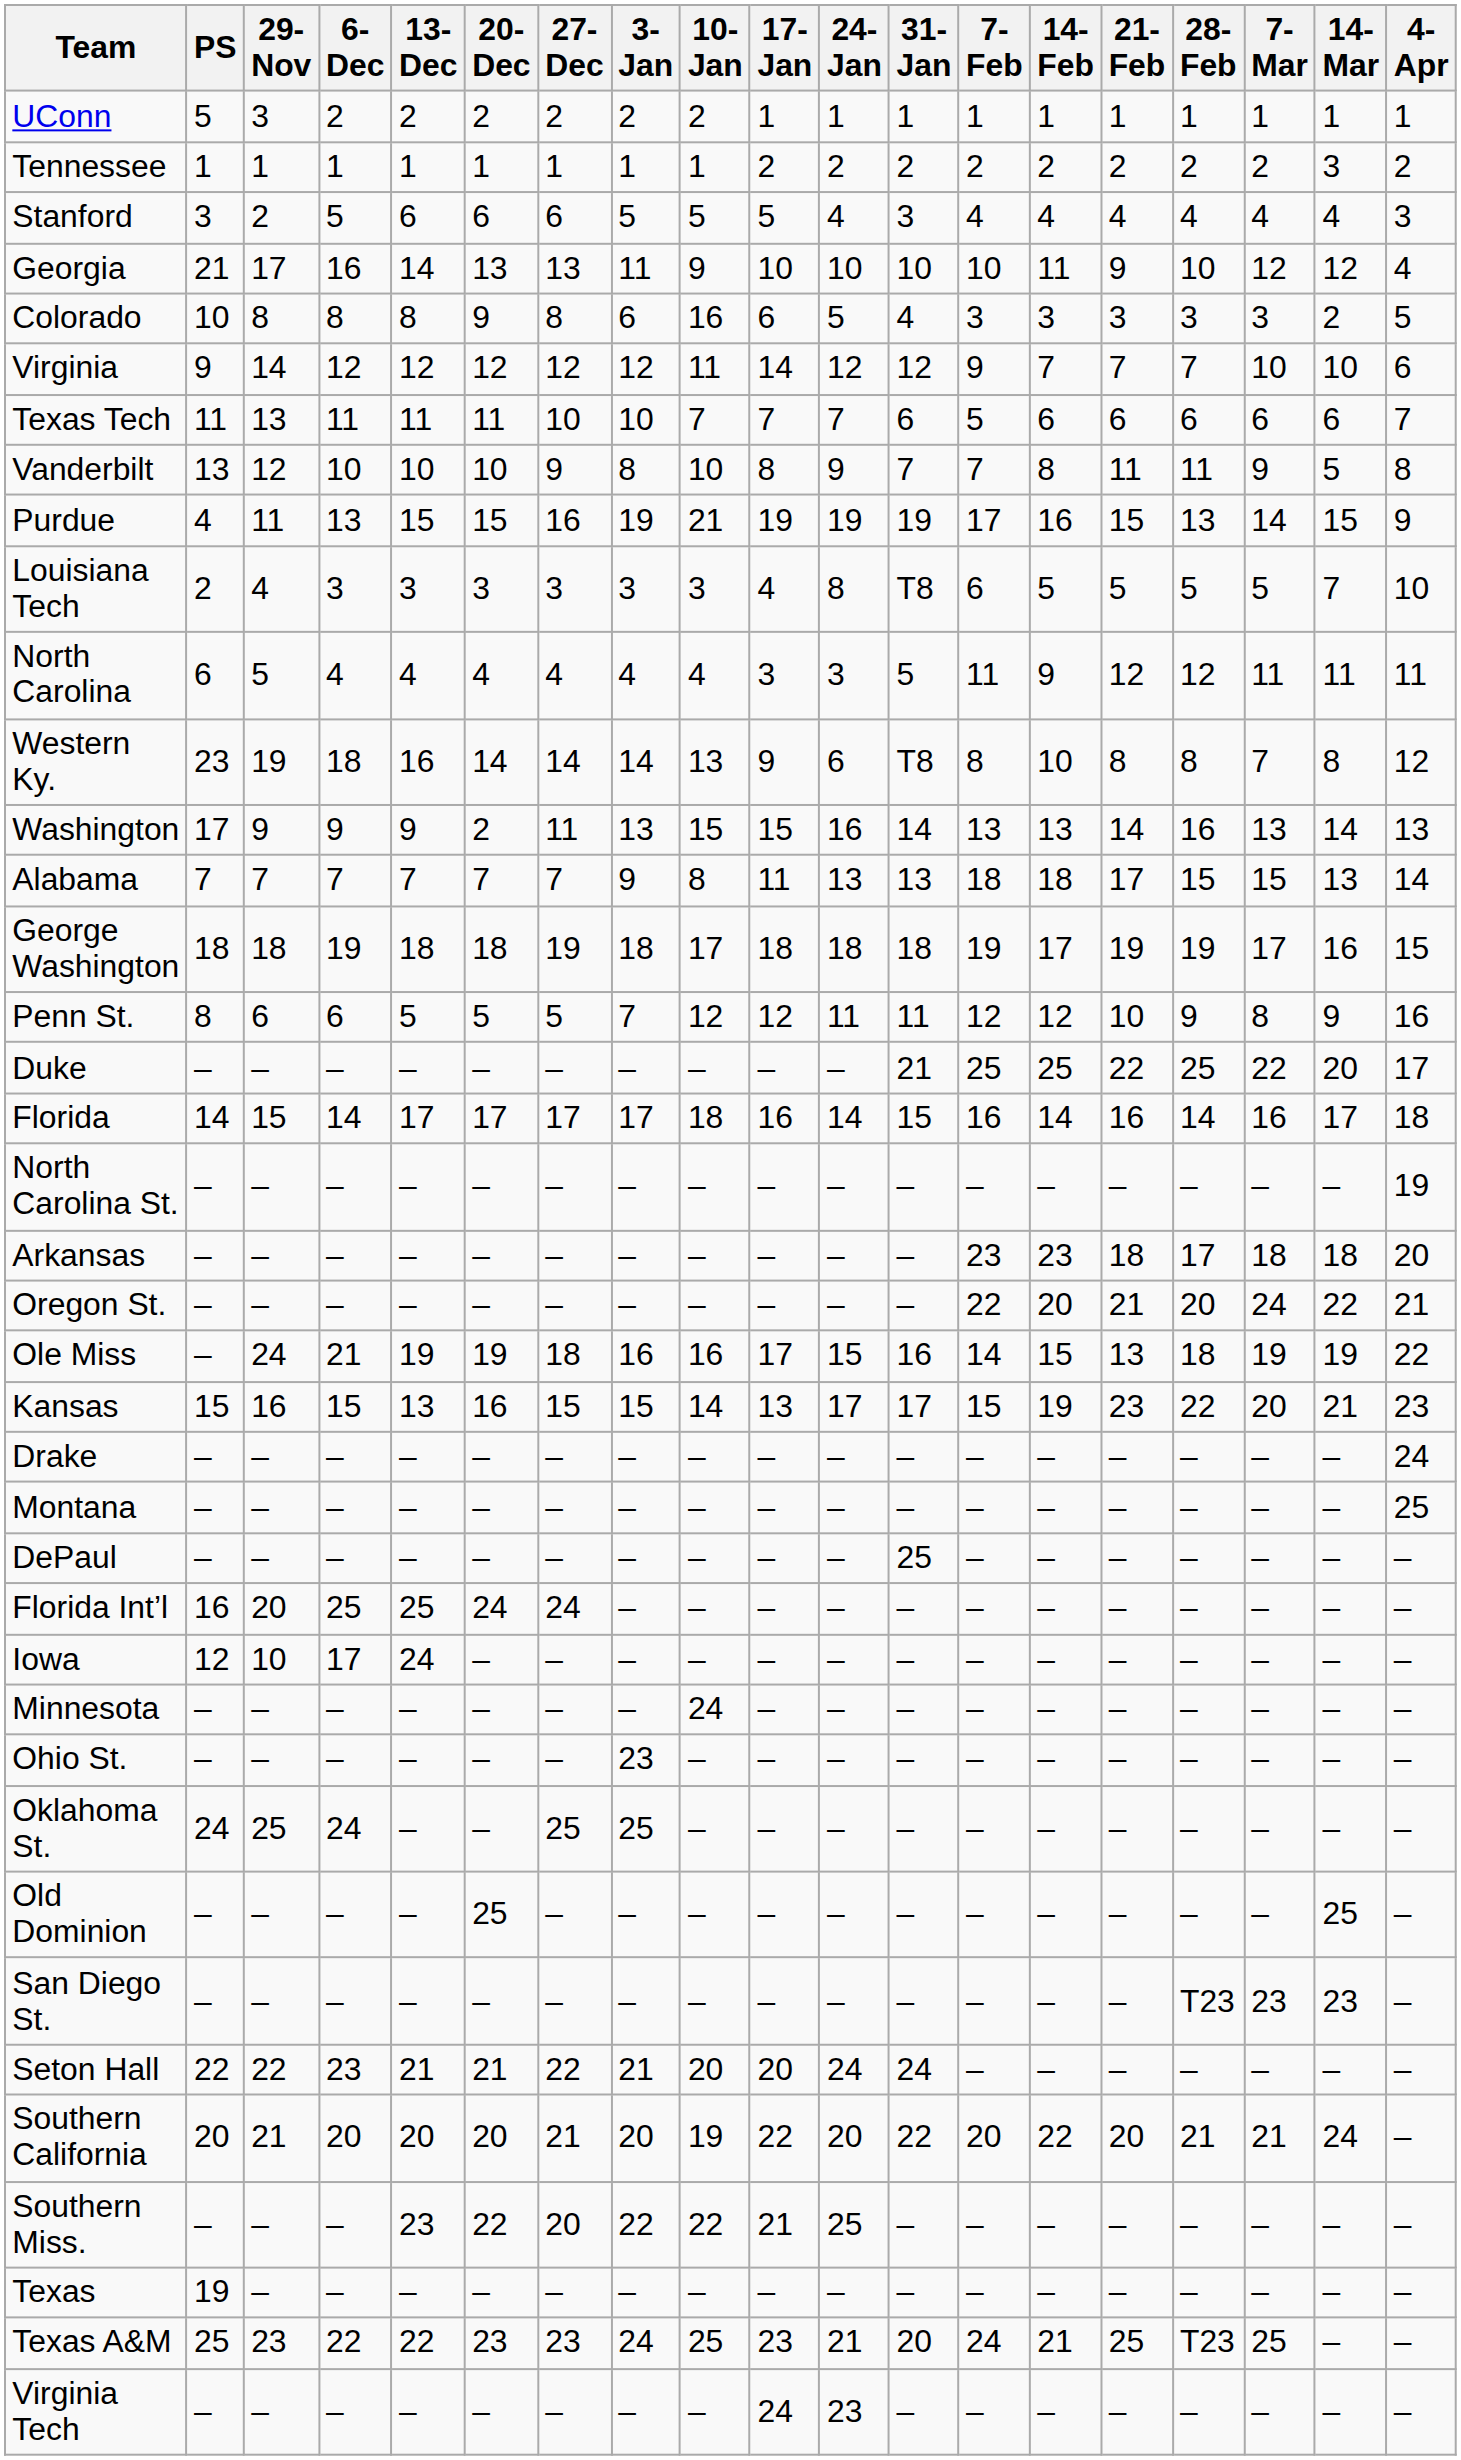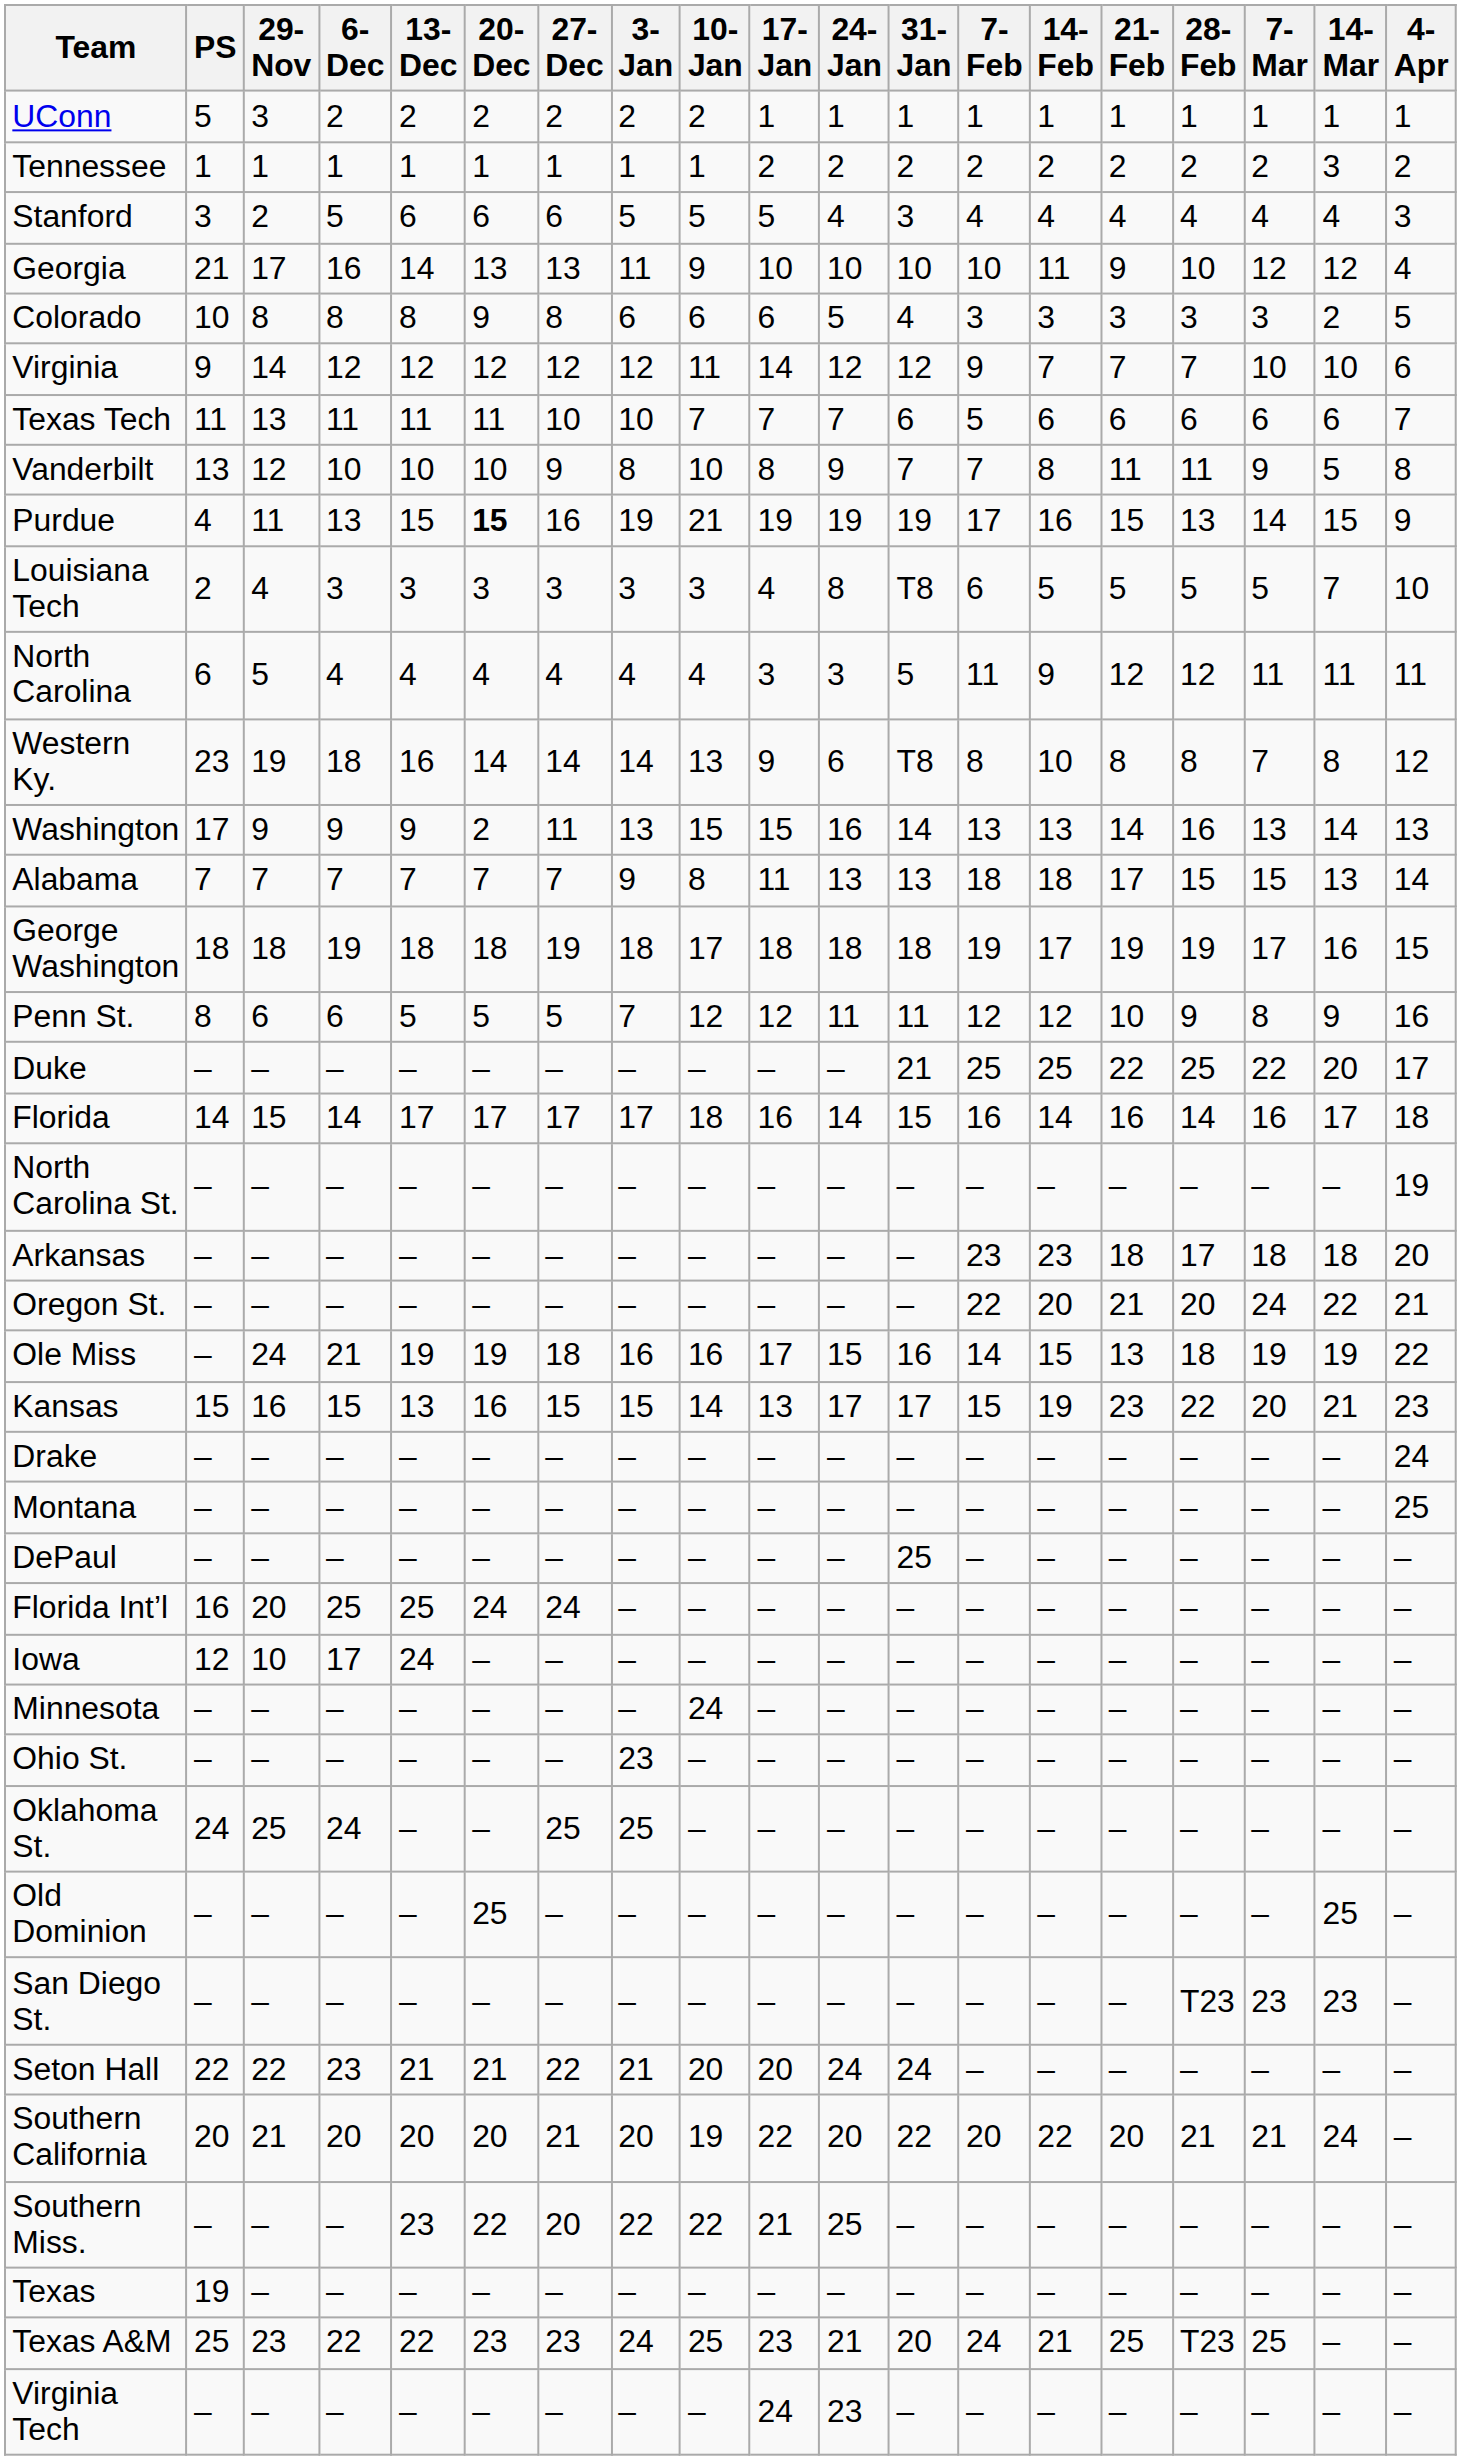(706, 318) 16 -> (697, 318) 6
(490, 520) normal -> (490, 520) bold
